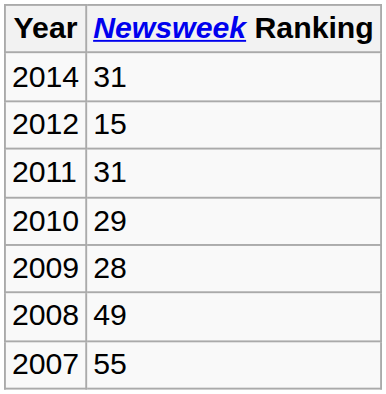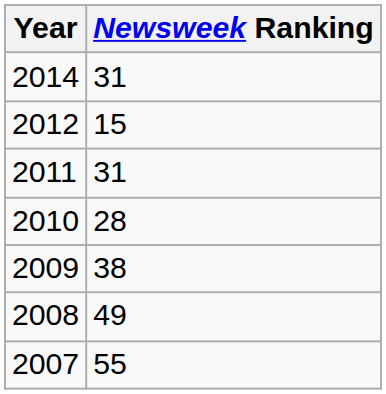(110, 220) 29 -> (110, 220) 28
(110, 268) 28 -> (110, 268) 38
